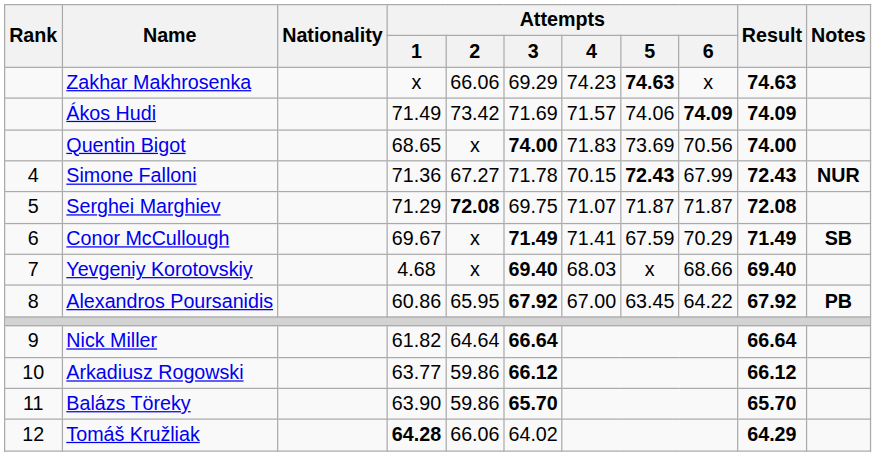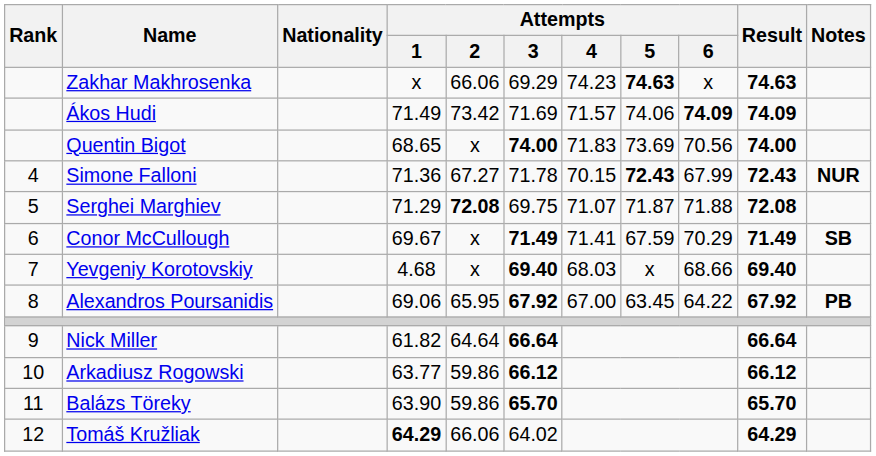(708, 207) 71.87 -> (708, 207) 71.88
(416, 301) 60.86 -> (416, 301) 69.06
(416, 434) 64.28 -> (416, 434) 64.29
